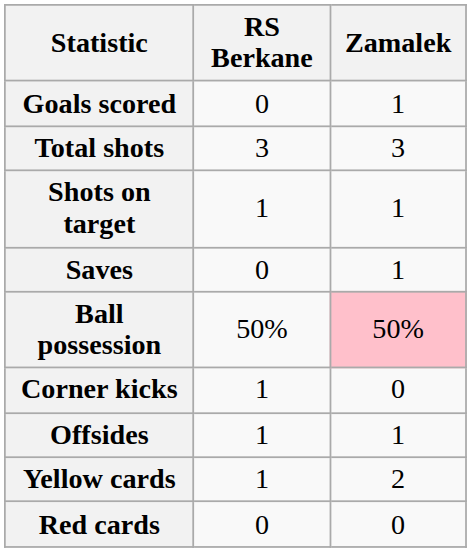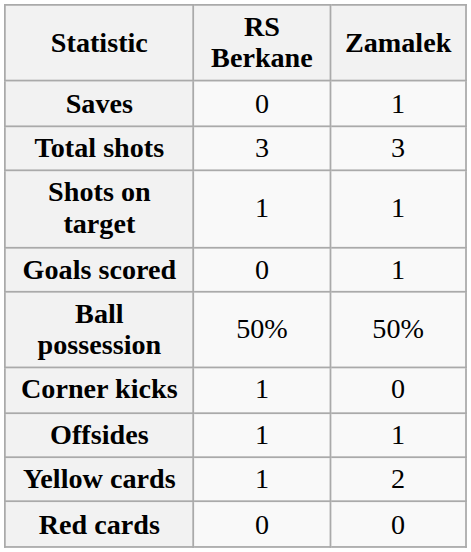rows swapped: (99, 103) <-> (99, 268)
(398, 329) pink background -> (398, 329) no background
